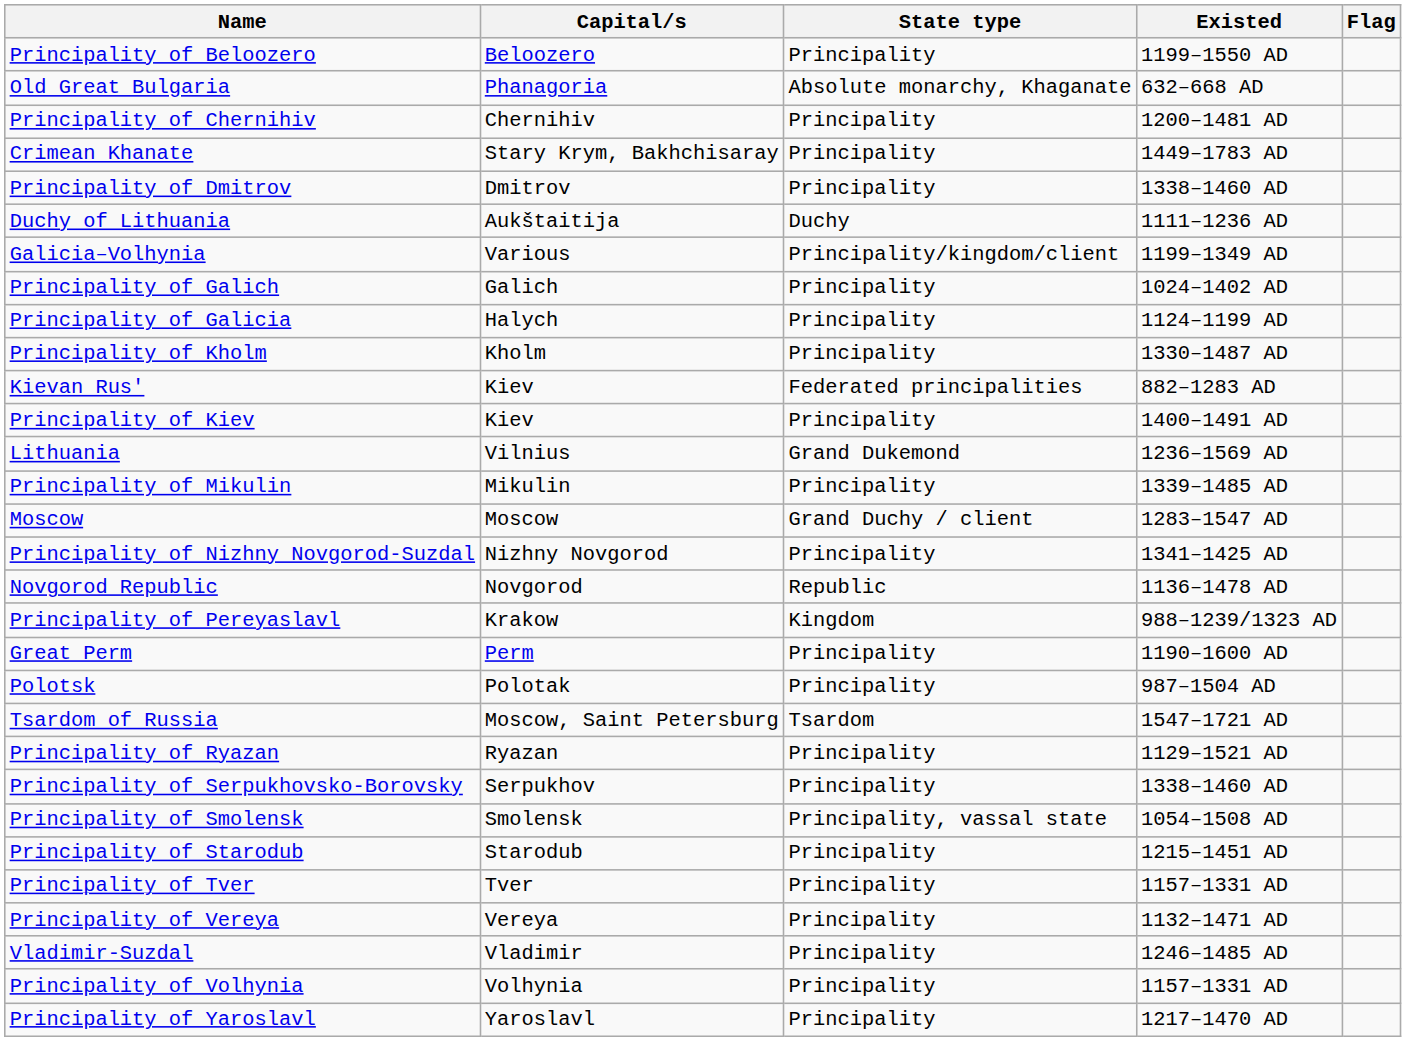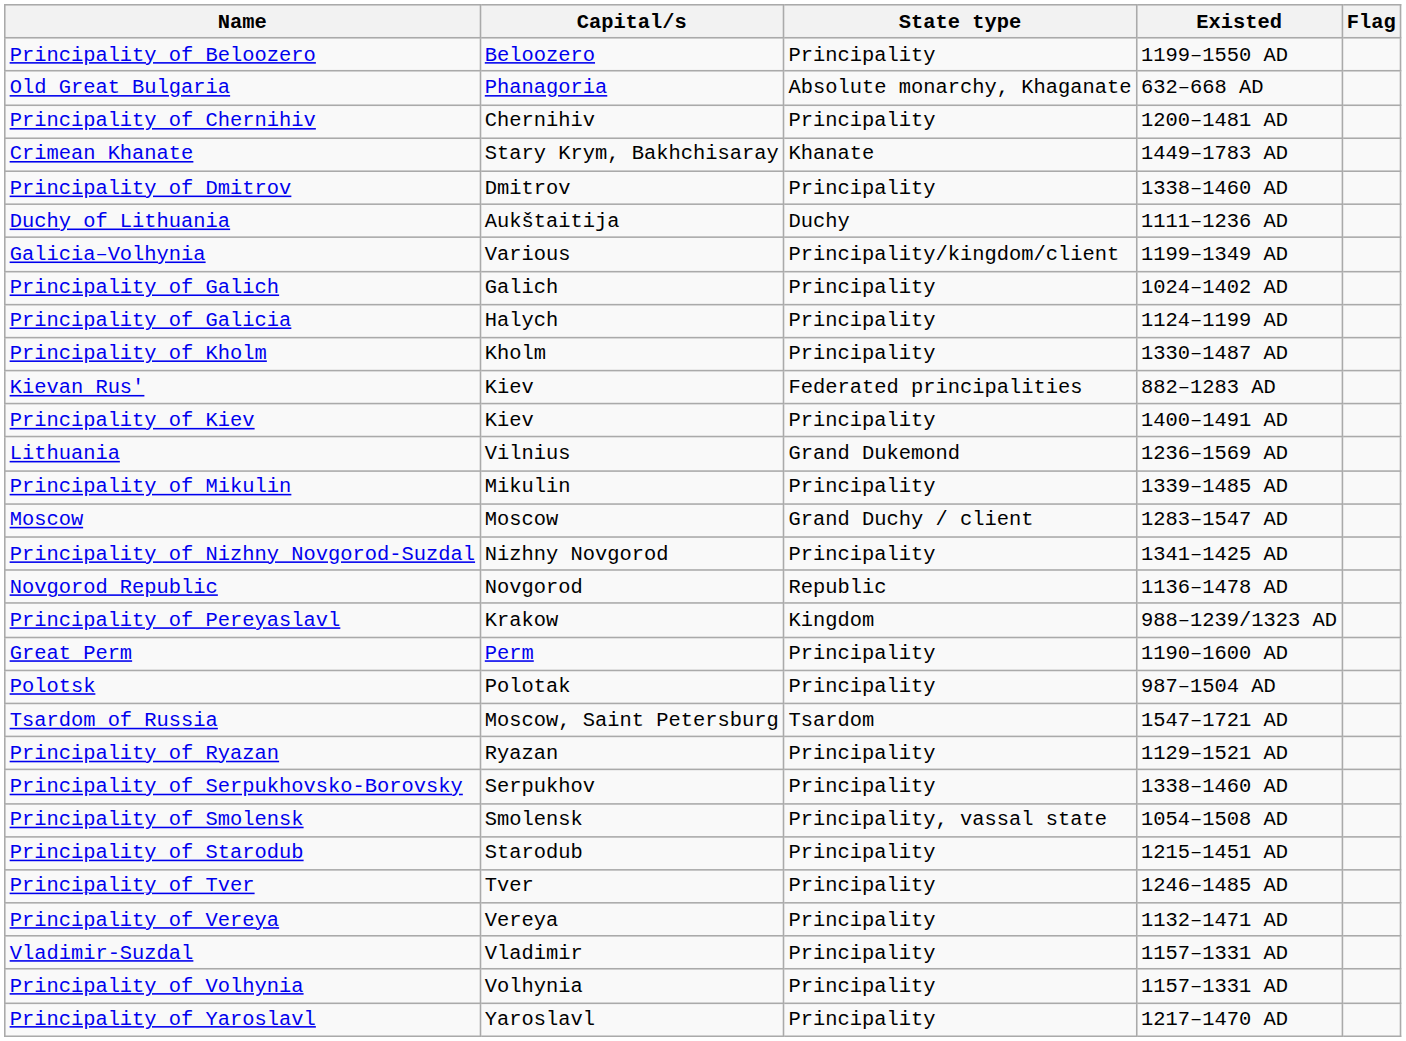(862, 154) Principality -> (831, 154) Khanate
(1215, 886) 1157–1331 AD -> (1215, 886) 1246–1485 AD
(1215, 953) 1246–1485 AD -> (1215, 953) 1157–1331 AD
